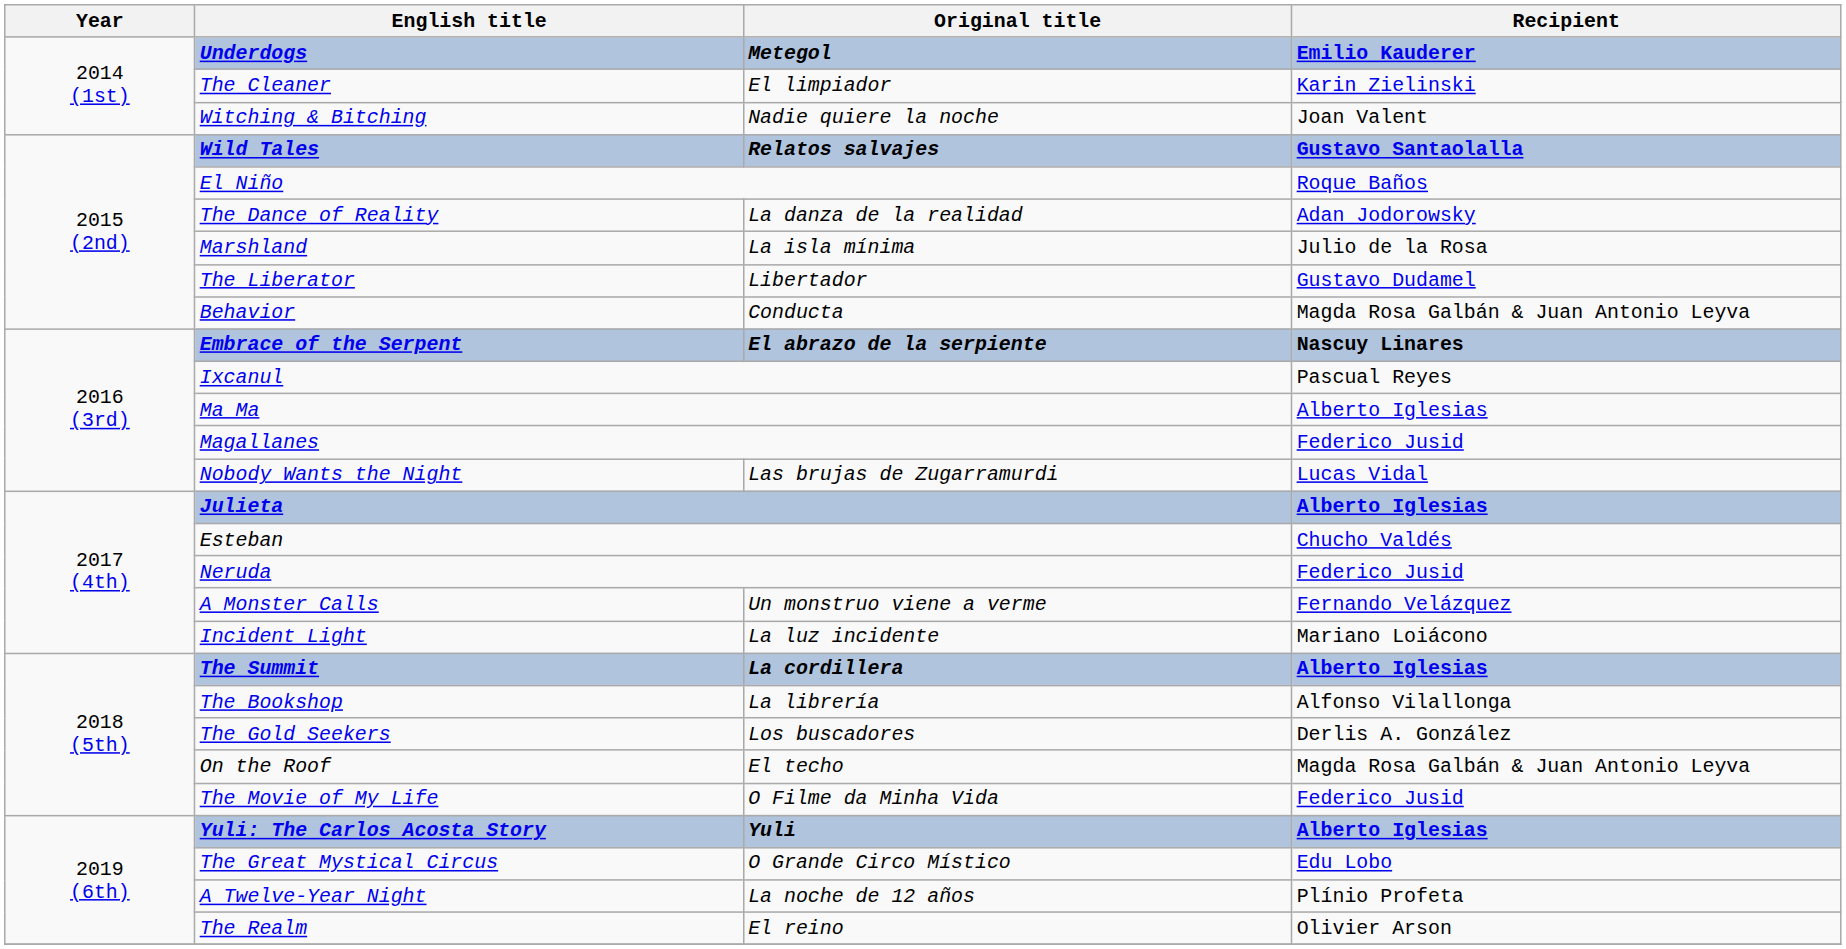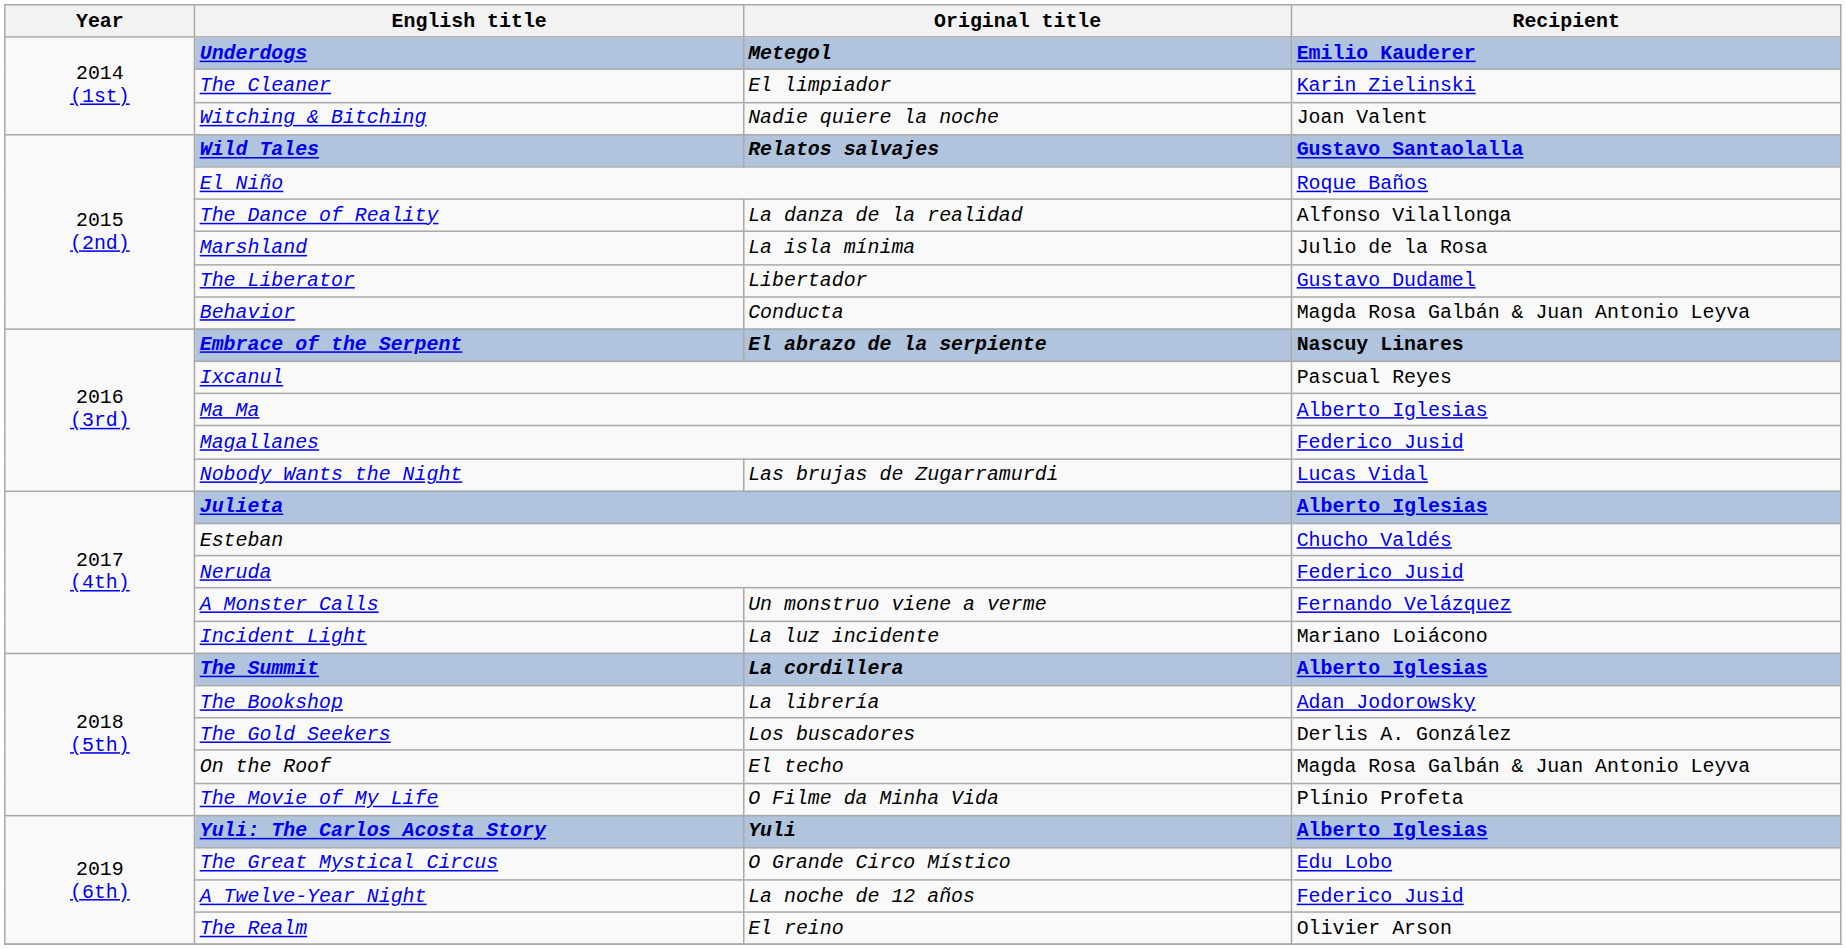(1386, 215) Adan Jodorowsky -> (1404, 215) Alfonso Vilallonga
(1404, 702) Alfonso Vilallonga -> (1386, 702) Adan Jodorowsky
(1380, 799) Federico Jusid -> (1380, 799) Plínio Profeta
(1380, 896) Plínio Profeta -> (1380, 896) Federico Jusid
